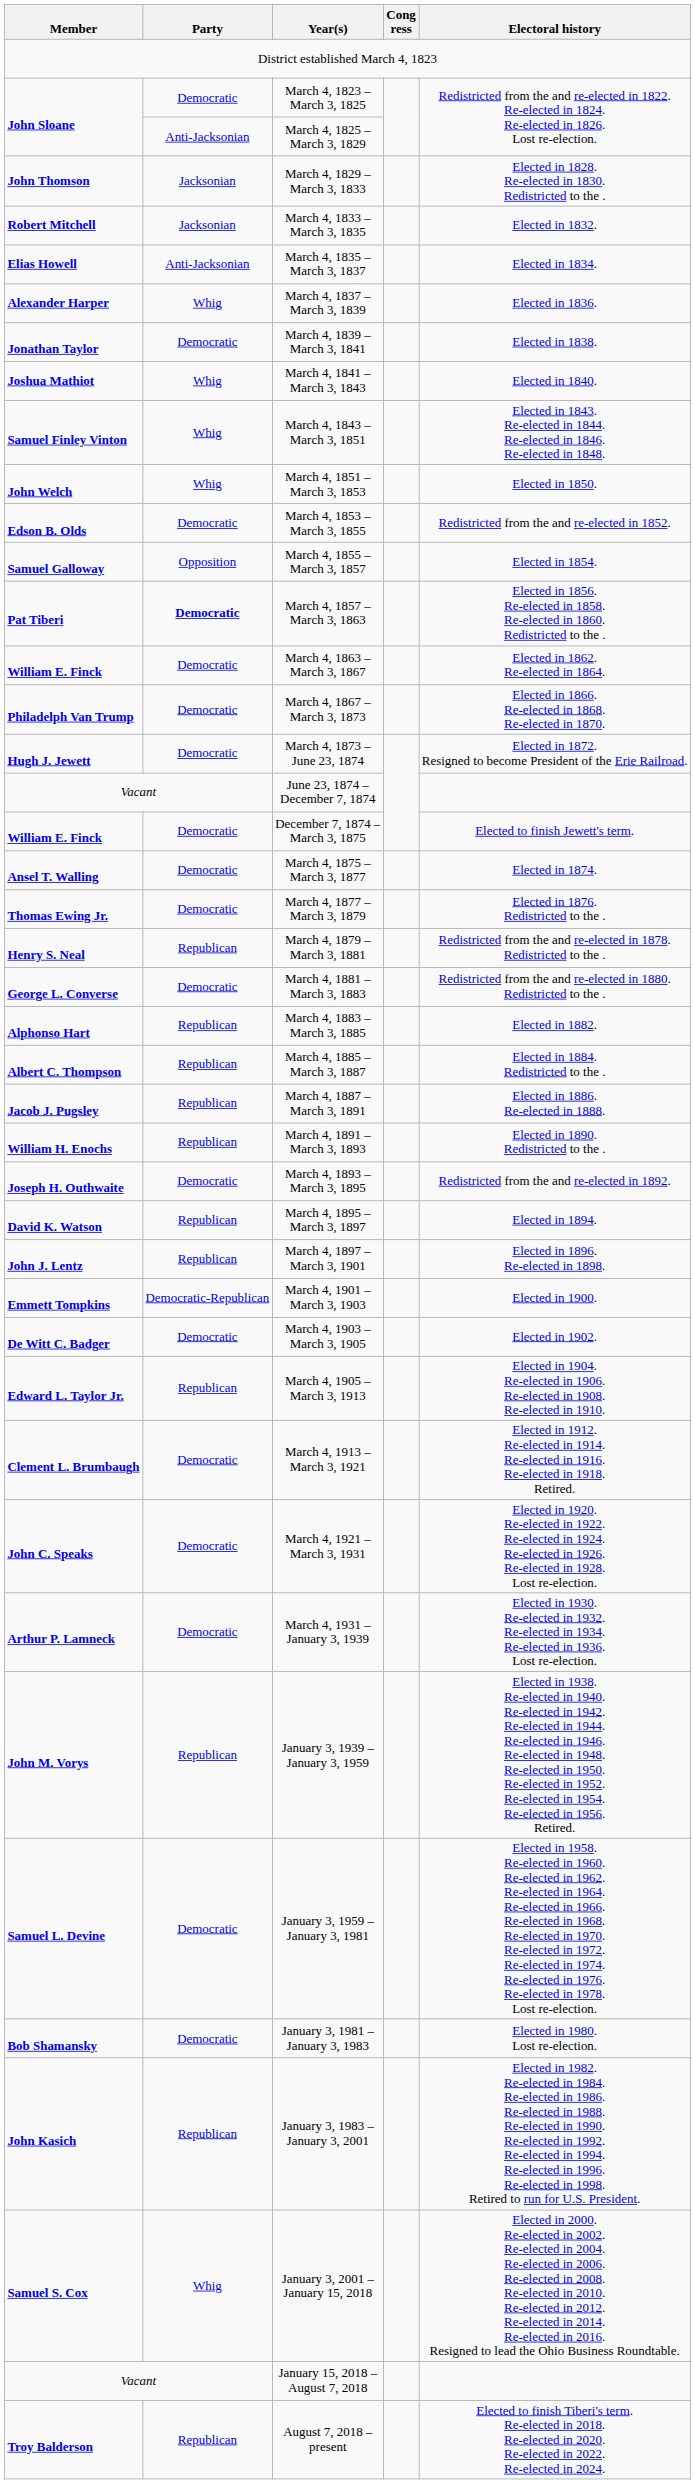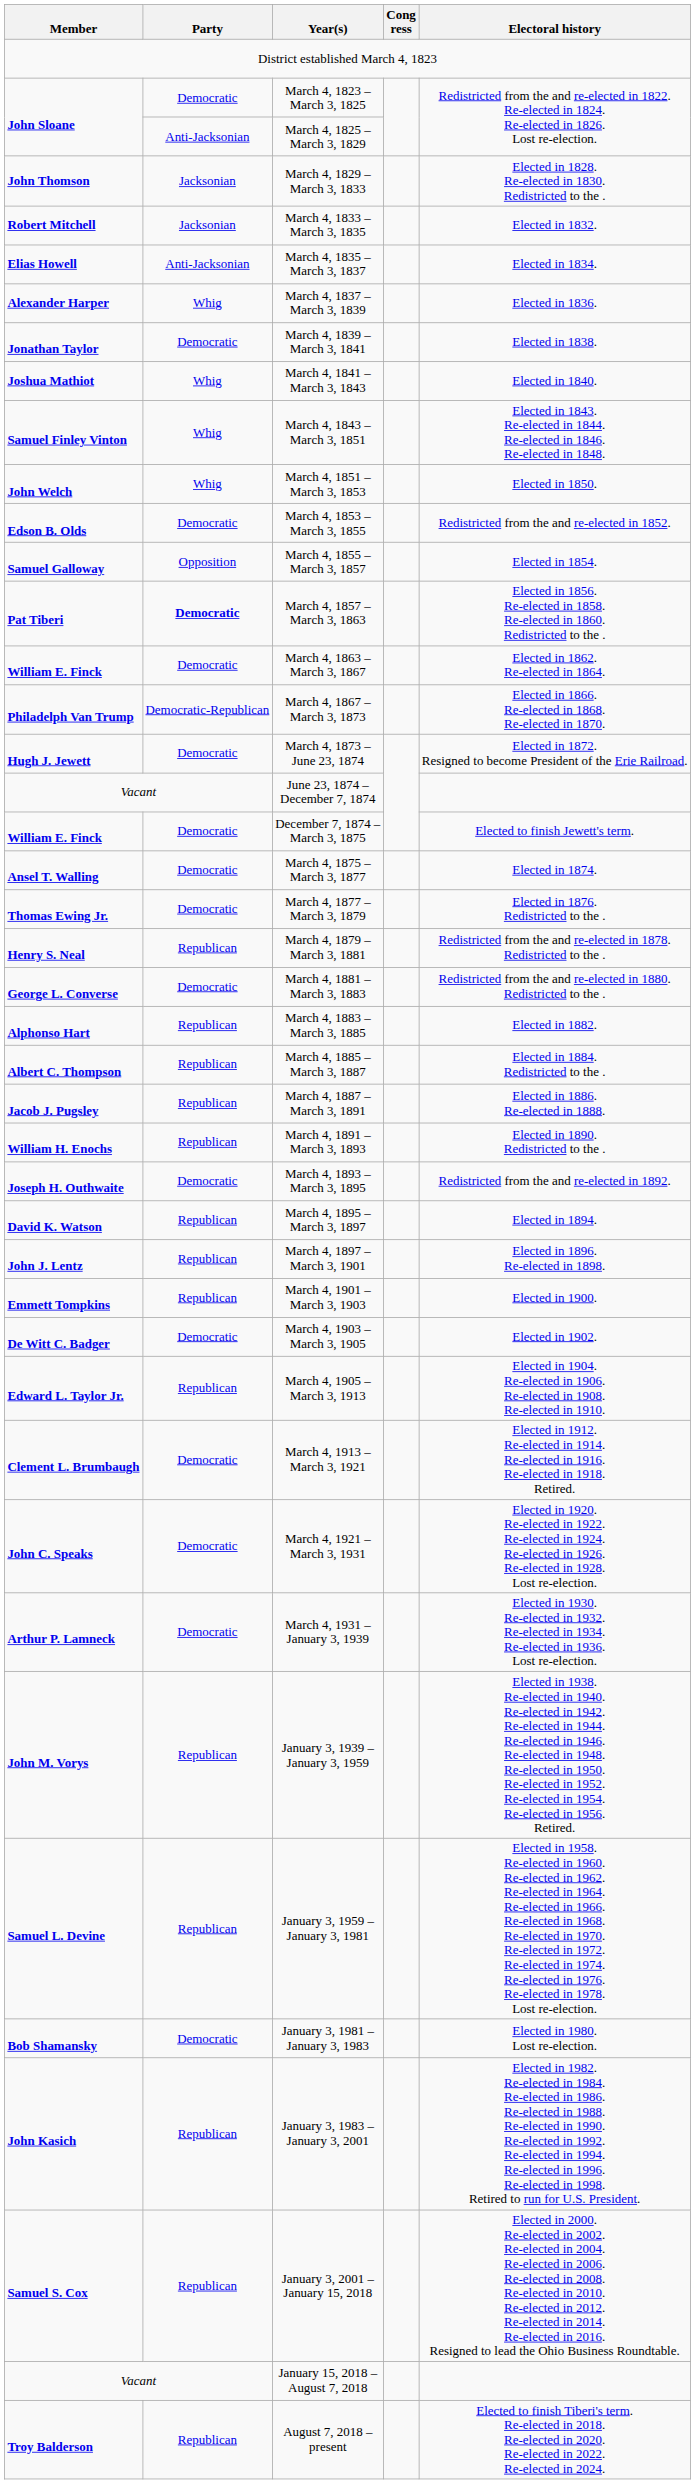(207, 709) Democratic -> (207, 709) Democratic-Republican
(207, 1297) Democratic-Republican -> (207, 1297) Republican
(207, 1928) Democratic -> (207, 1928) Republican
(207, 2285) Whig -> (207, 2285) Republican
